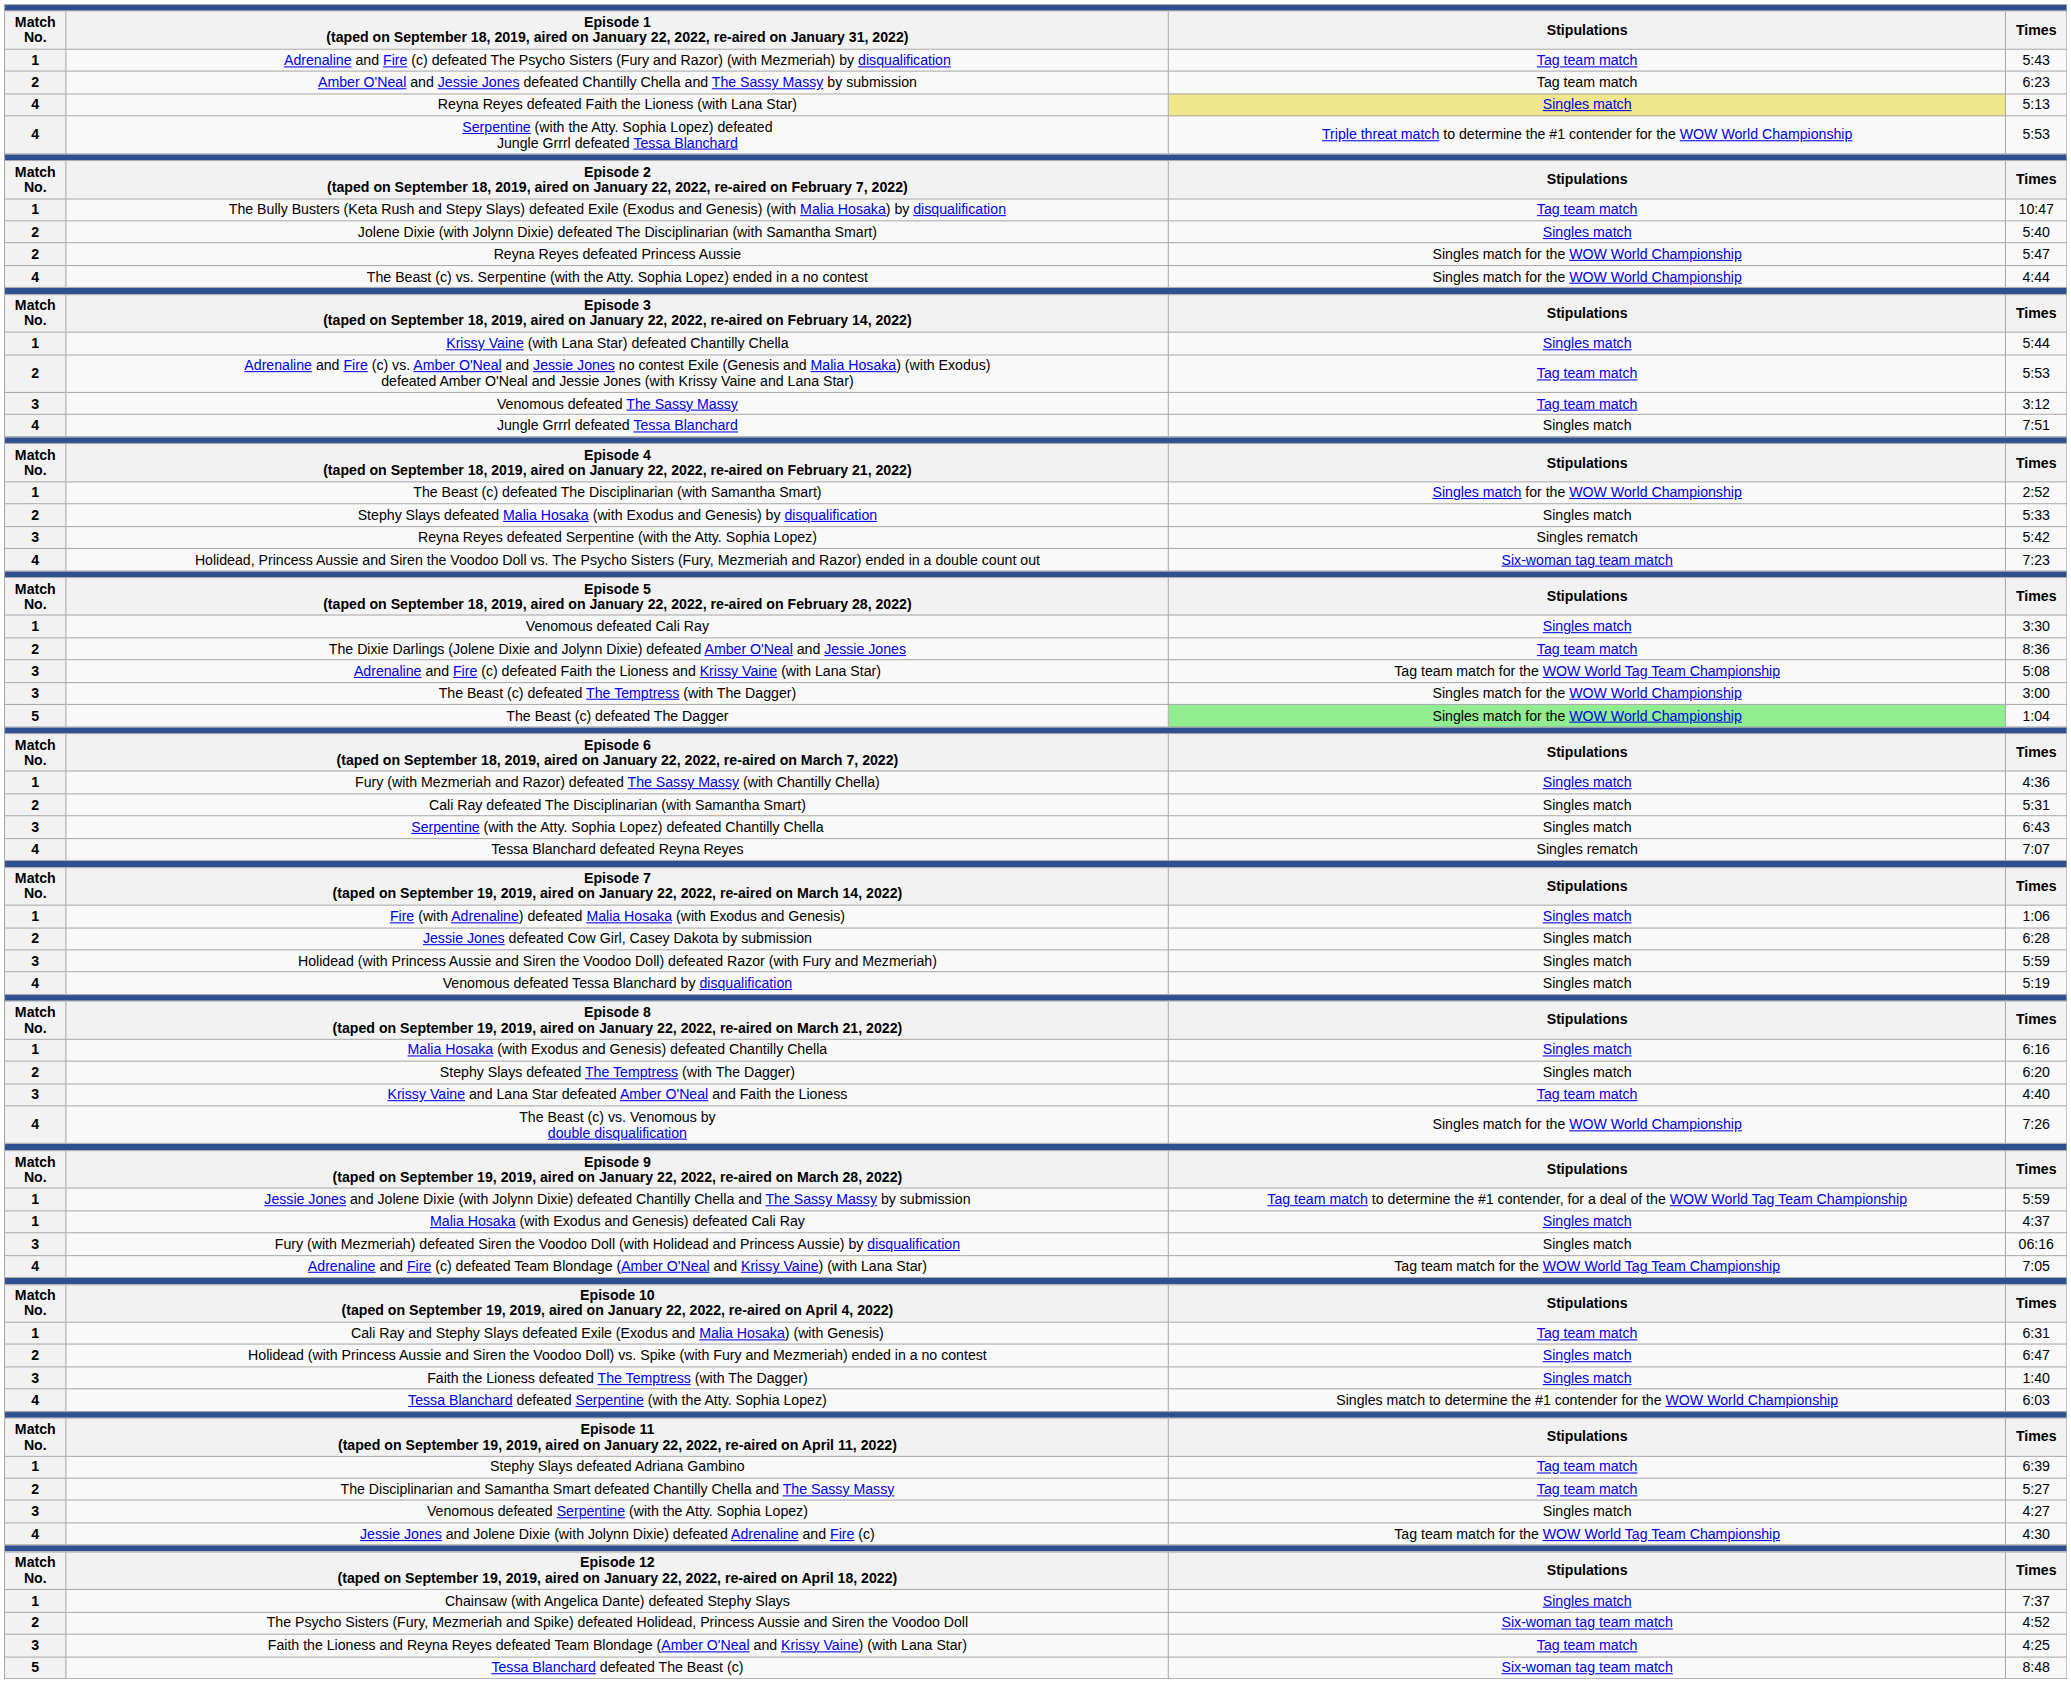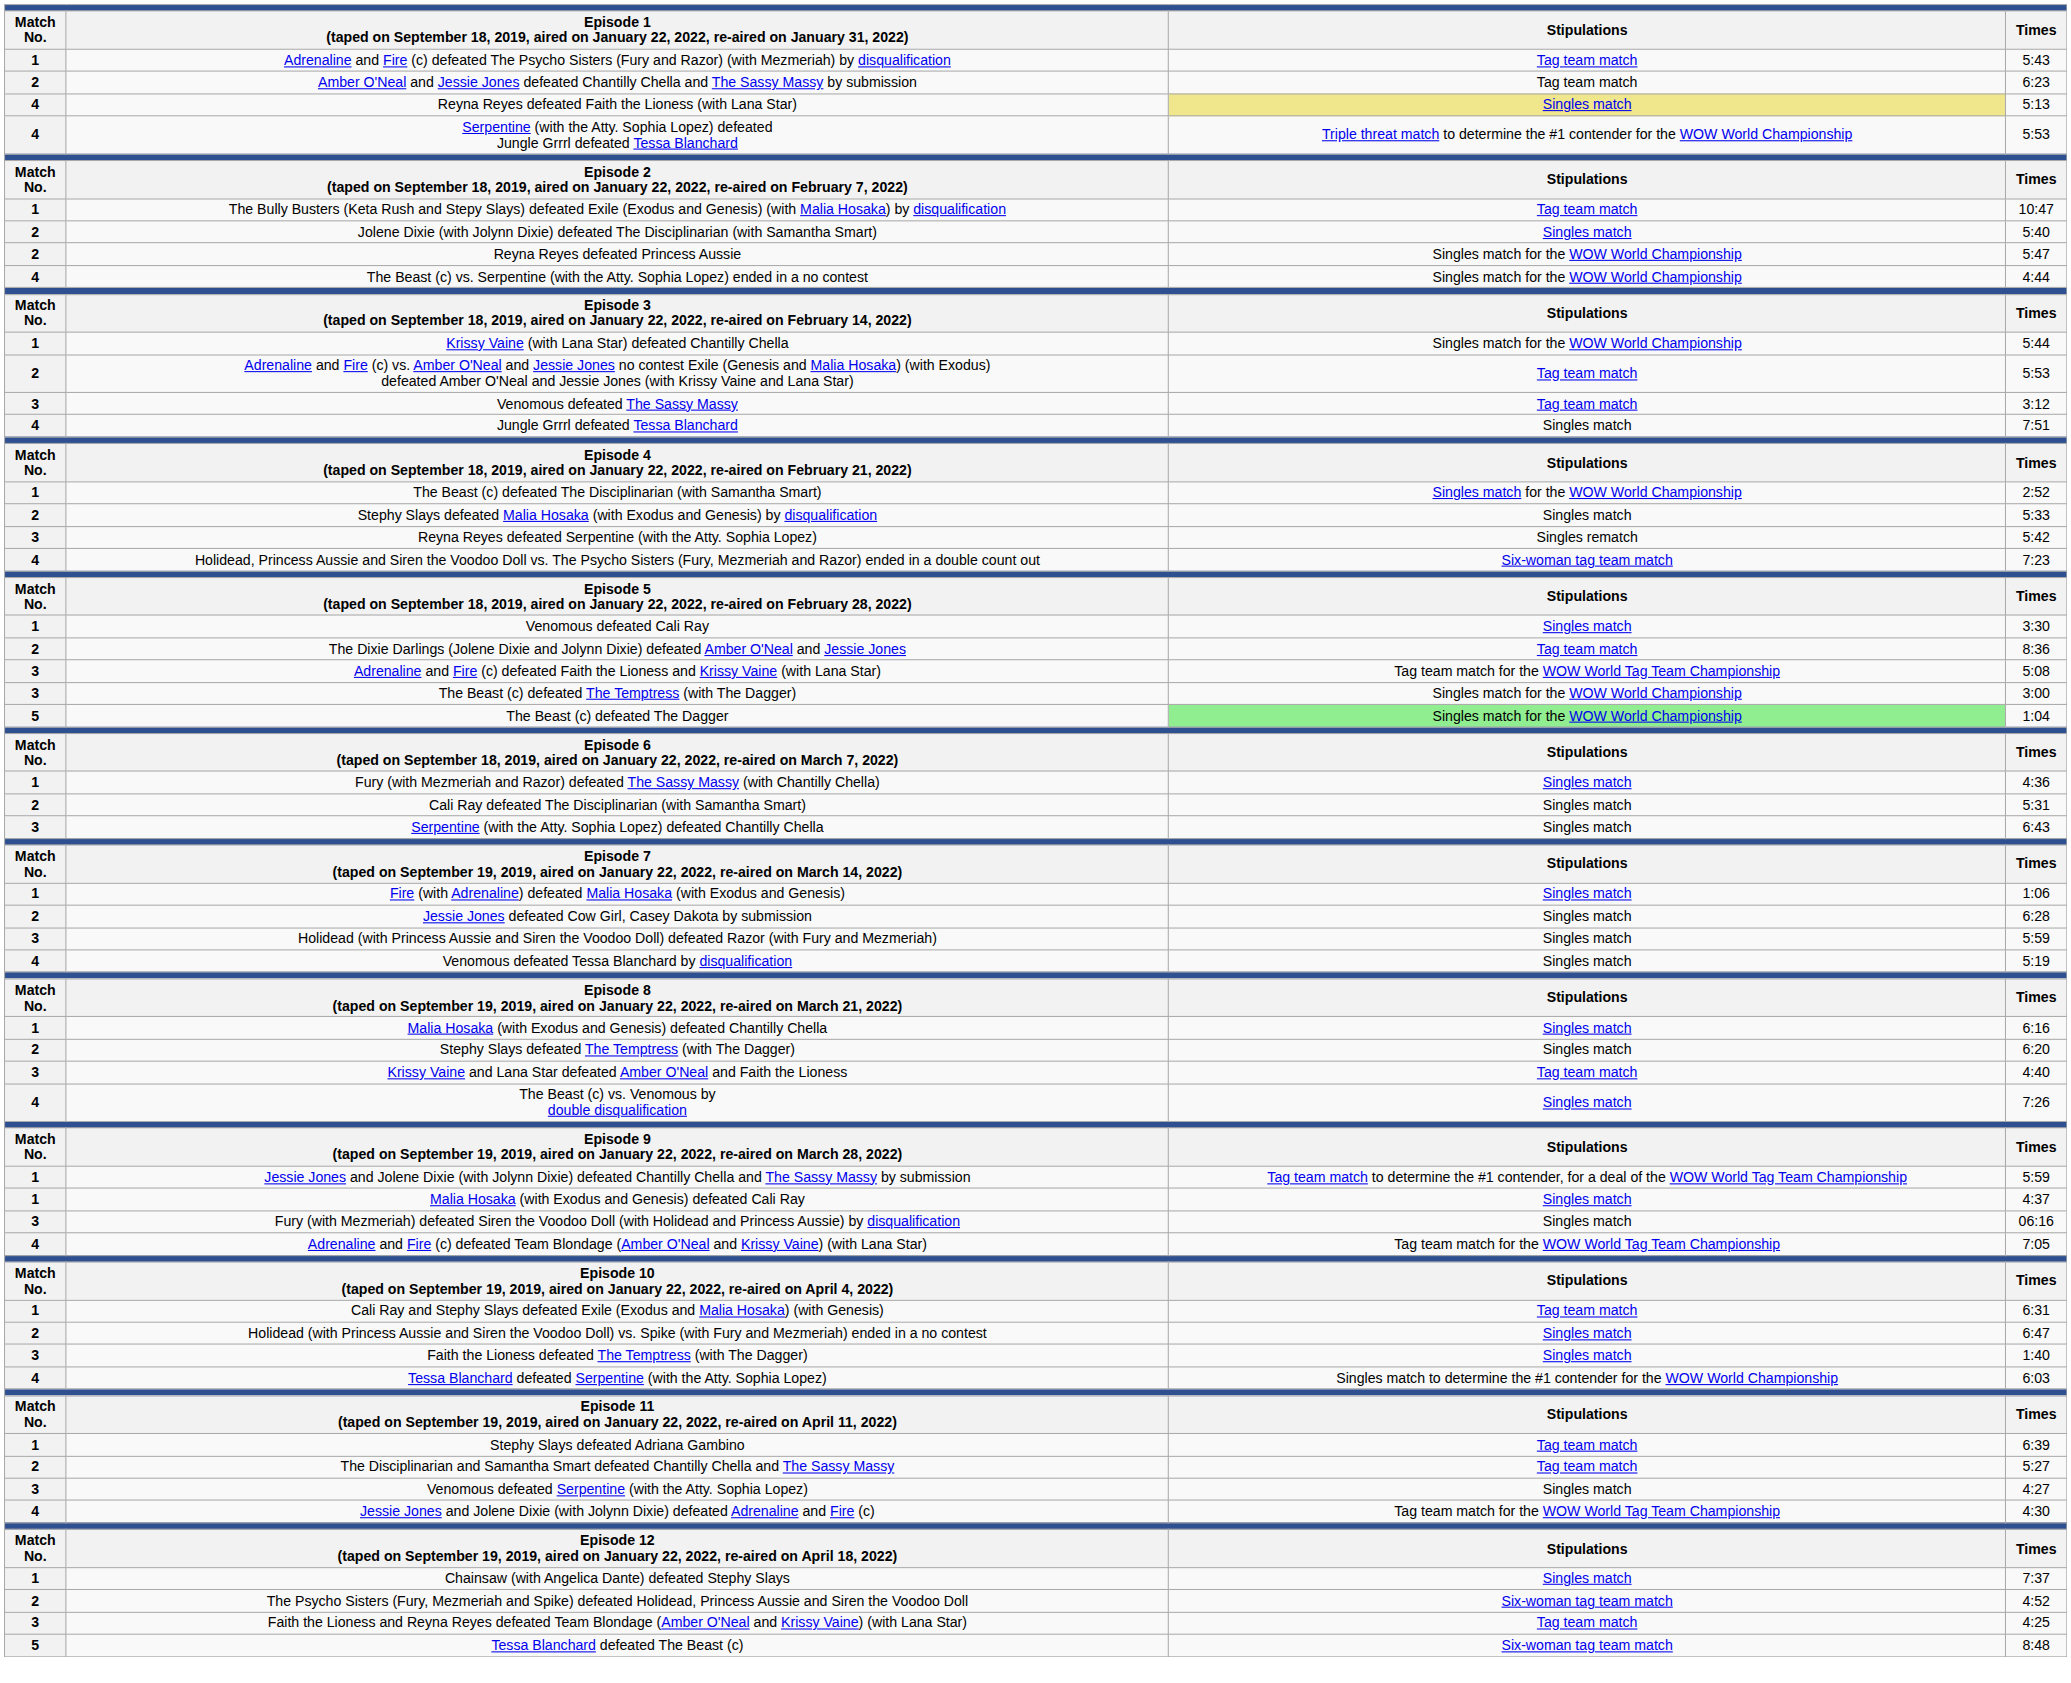(1587, 343) Singles match -> (1587, 343) Singles match for the WOW World Championship
- row: (617, 849)
(1587, 1124) Singles match for the WOW World Championship -> (1587, 1102) Singles match
